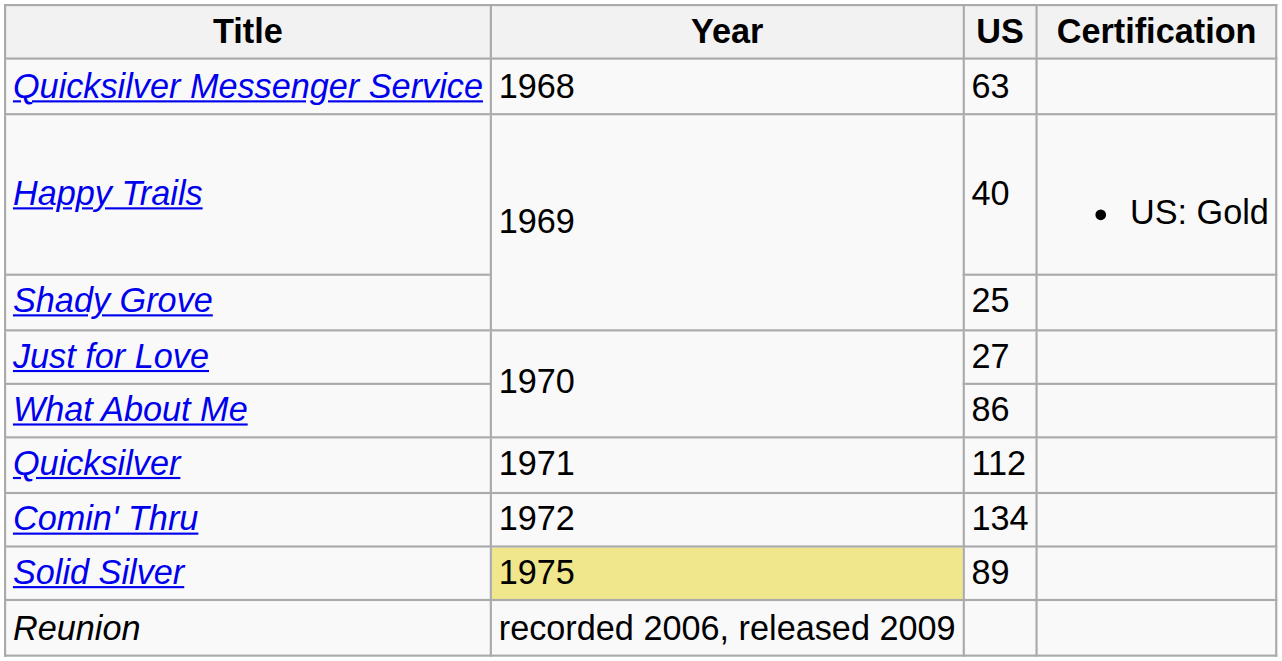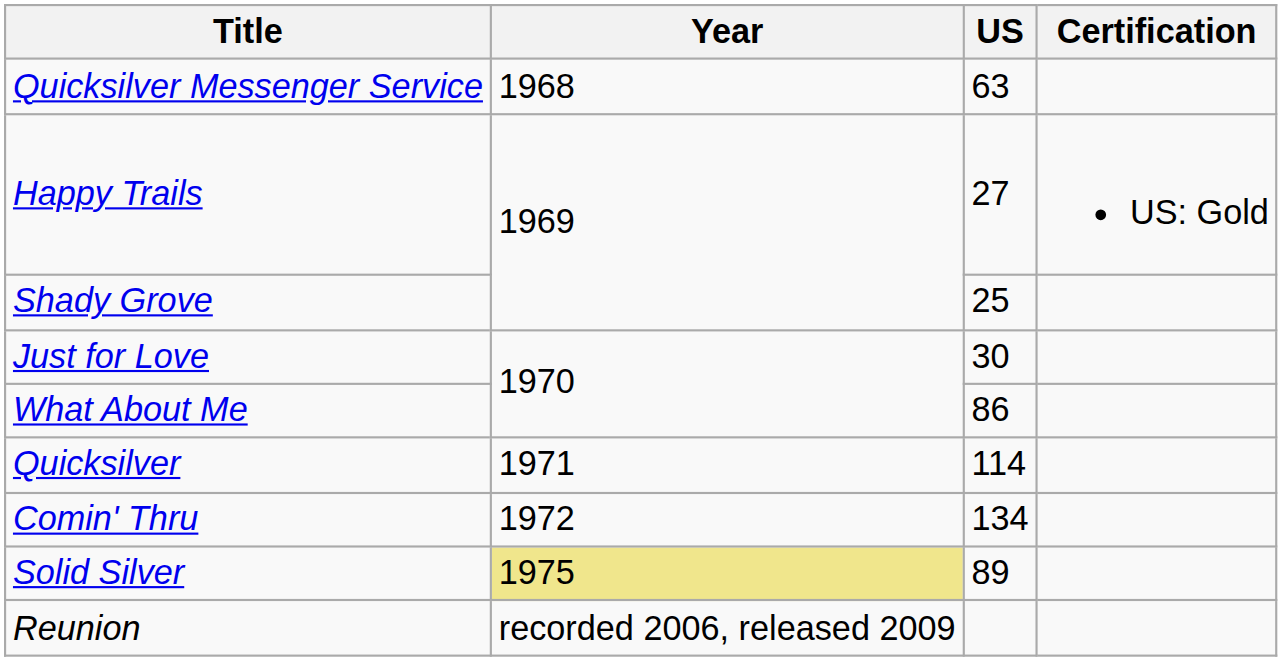(990, 193) 40 -> (990, 193) 27
(990, 355) 27 -> (990, 355) 30
(999, 464) 112 -> (999, 464) 114
